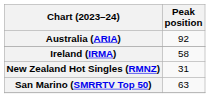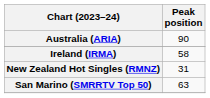(183, 38) 92 -> (183, 38) 90
